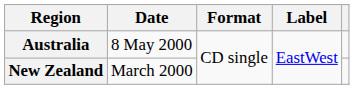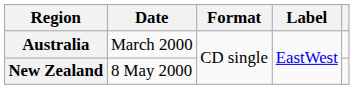(151, 44) 8 May 2000 -> (152, 44) March 2000
(152, 71) March 2000 -> (151, 71) 8 May 2000
